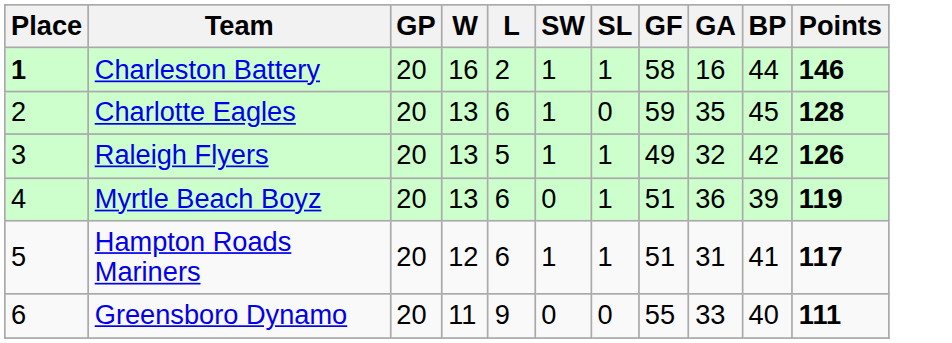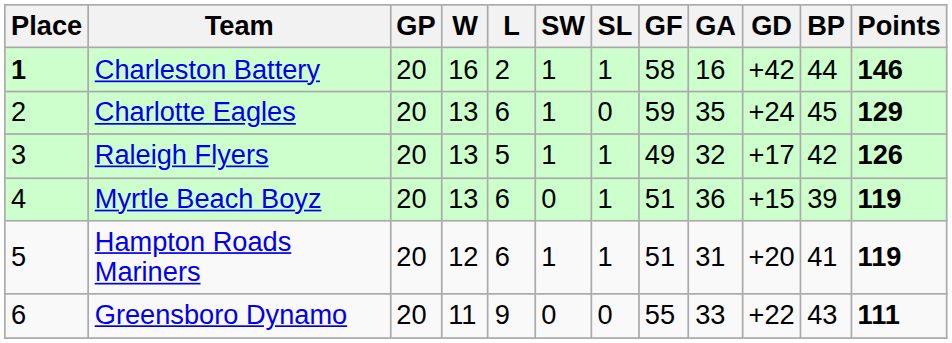+ column: (772, 26)
(822, 112) 128 -> (880, 112) 129
(821, 257) 117 -> (879, 257) 119
(764, 315) 40 -> (822, 315) 43
